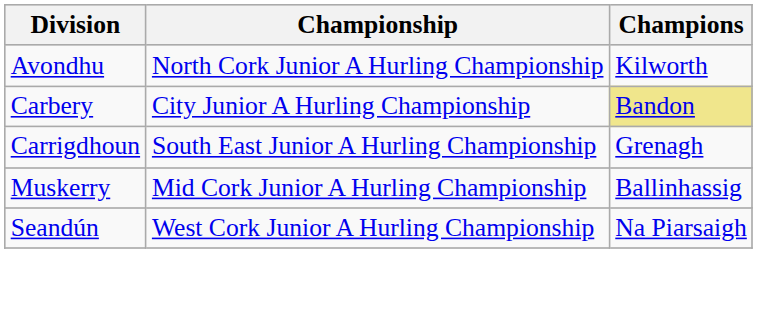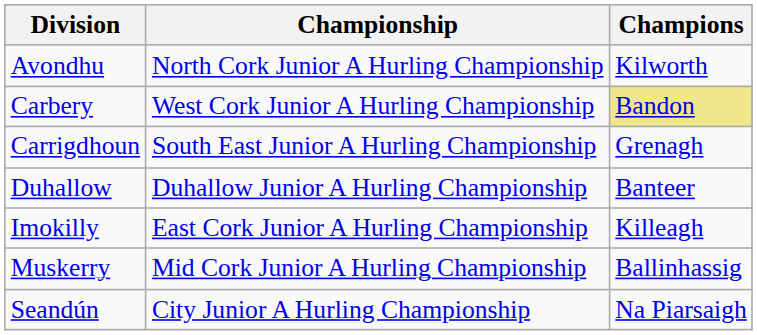(341, 106) City Junior A Hurling Championship -> (373, 106) West Cork Junior A Hurling Championship
+ row: (61, 187)
+ row: (55, 227)
(373, 227) West Cork Junior A Hurling Championship -> (341, 308) City Junior A Hurling Championship
